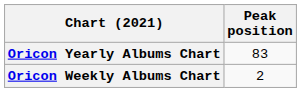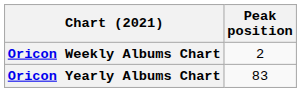rows swapped: (114, 76) <-> (114, 54)
